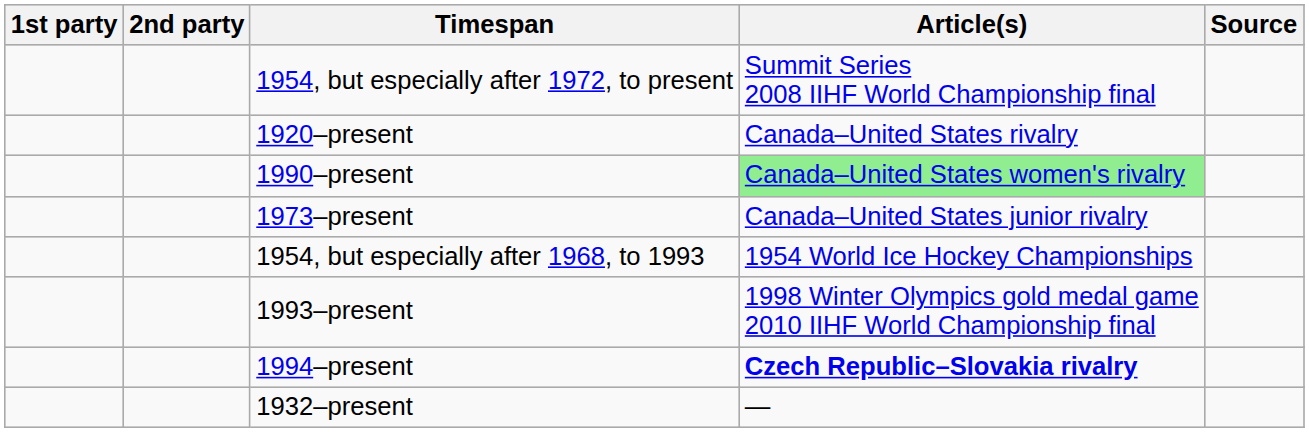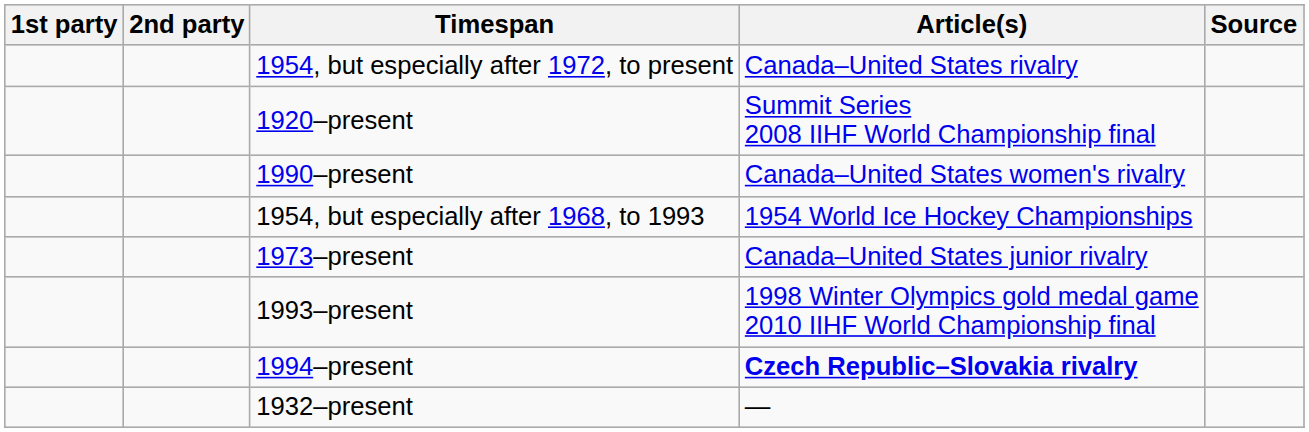(950, 79) Summit Series 2008 IIHF World Championship final -> (911, 65) Canada–United States rivalry
(911, 134) Canada–United States rivalry -> (950, 120) Summit Series 2008 IIHF World Championship final
(965, 175) lightgreen background -> (965, 175) no background
rows swapped: (335, 216) <-> (480, 256)
